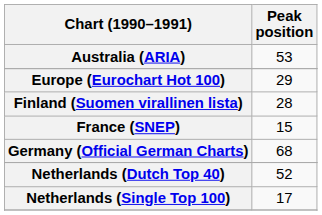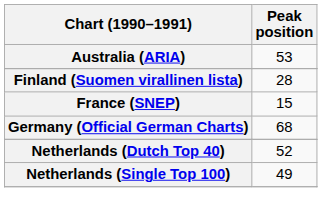- row: (128, 80)
(284, 198) 17 -> (284, 174) 49
